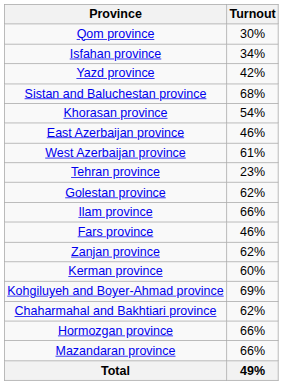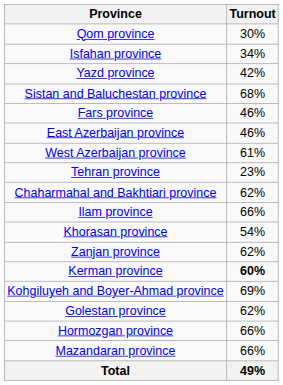rows swapped: (115, 232) <-> (115, 113)
rows swapped: (115, 311) <-> (115, 192)
(253, 271) normal -> (253, 271) bold
